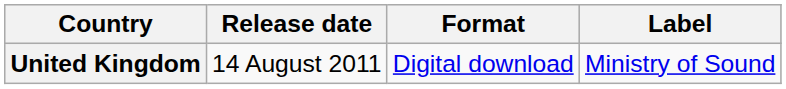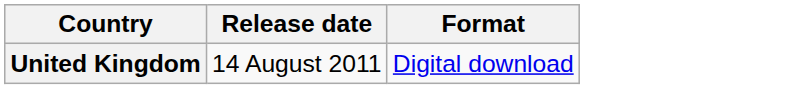- column: (680, 24)
